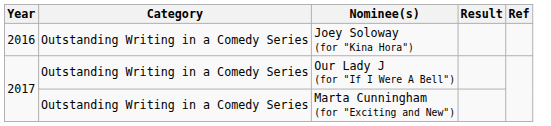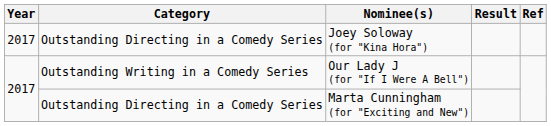(21, 40) 2016 -> (21, 40) 2017
(175, 40) Outstanding Writing in a Comedy Series -> (182, 40) Outstanding Directing in a Comedy Series
(175, 105) Outstanding Writing in a Comedy Series -> (182, 105) Outstanding Directing in a Comedy Series
